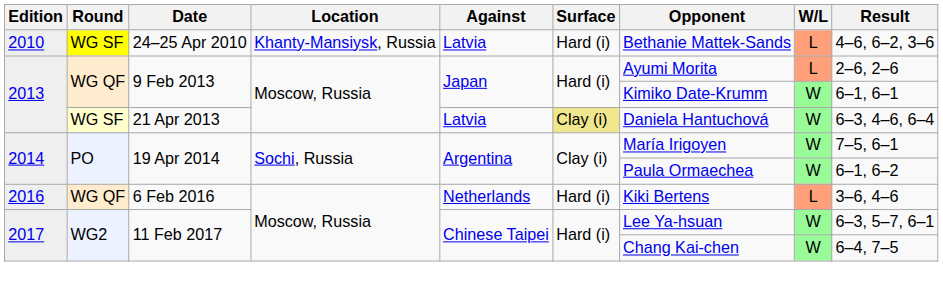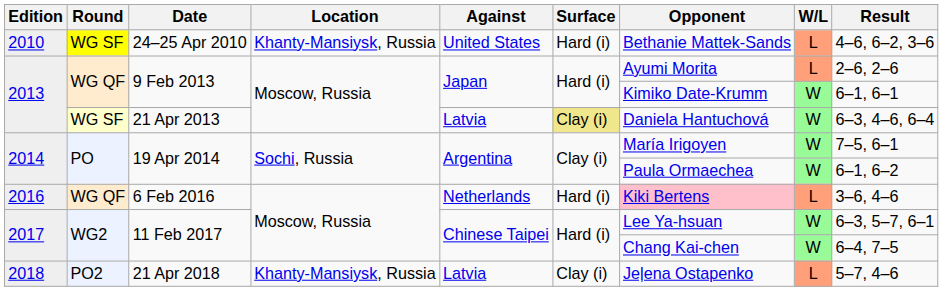(465, 42) Latvia -> (492, 42) United States
(666, 196) no background -> (666, 196) pink background
+ row: (26, 273)
